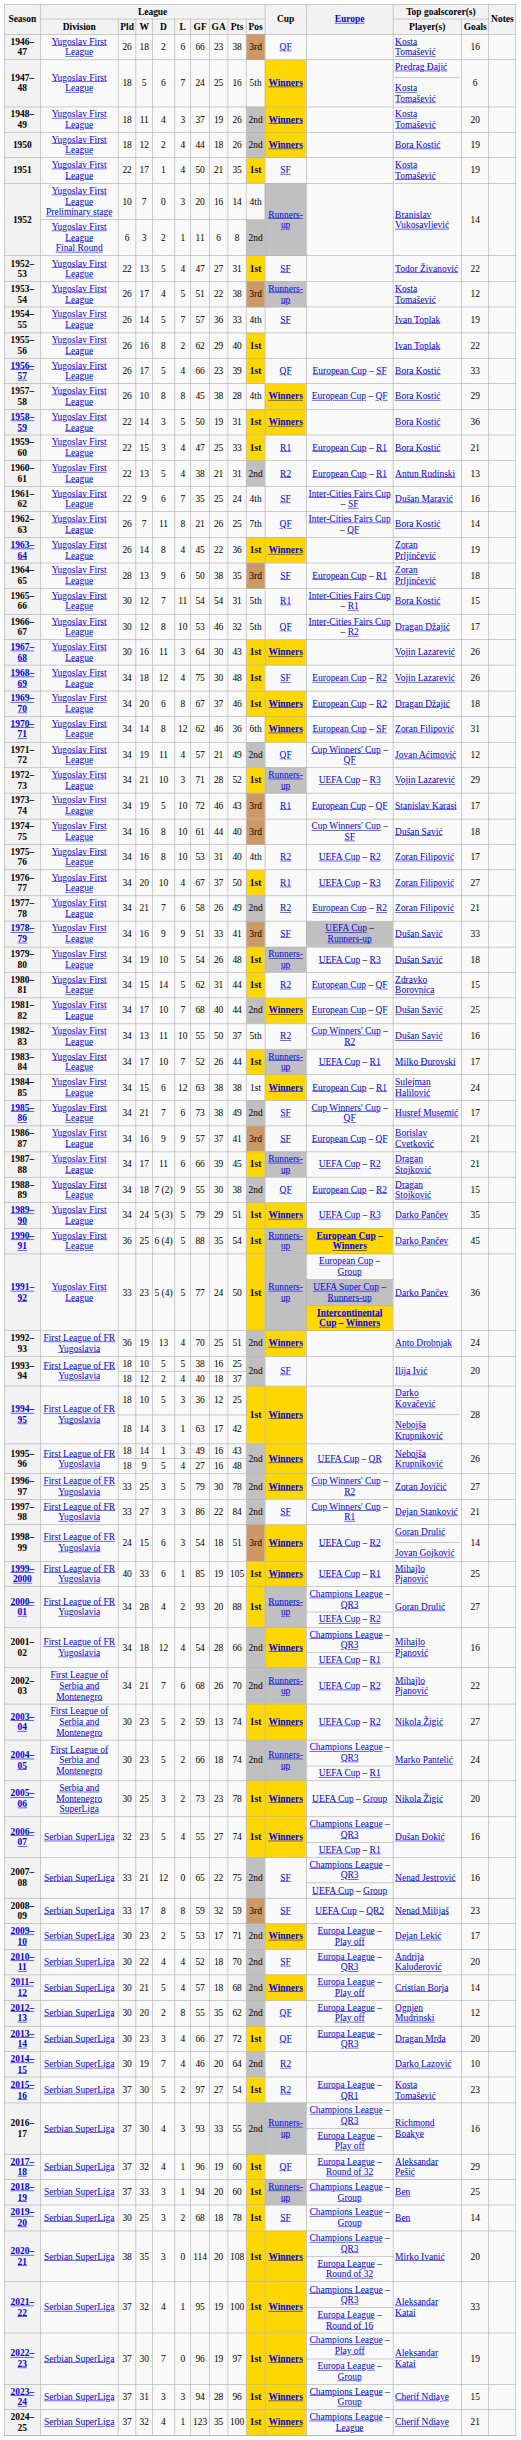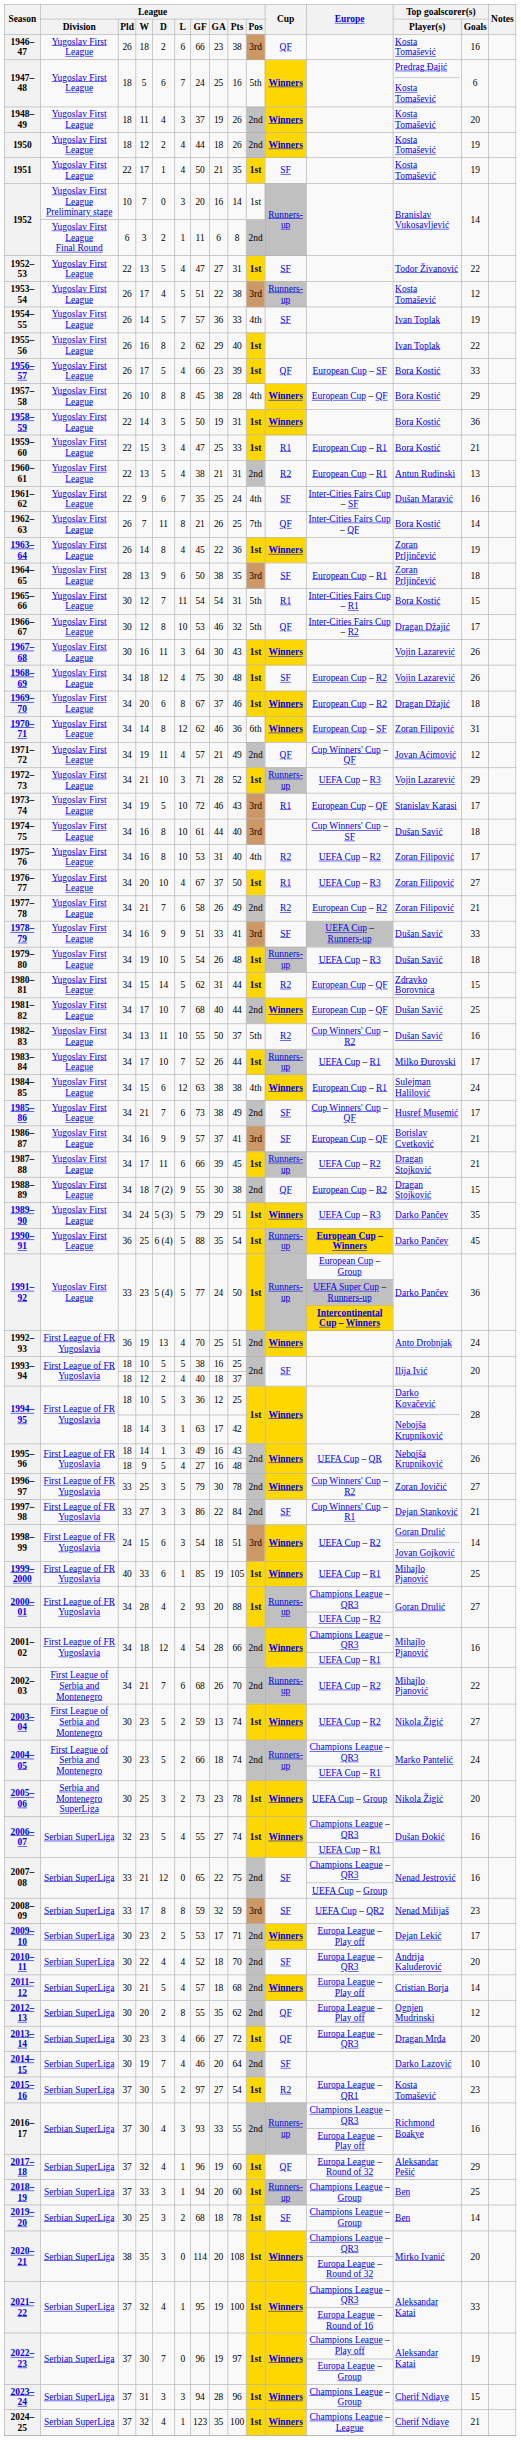(418, 145) Bora Kostić -> (416, 145) Kosta Tomašević
(256, 201) 4th -> (256, 201) 1st
(256, 1087) 1st -> (256, 1087) 4th
(286, 2064) R2 -> (286, 2064) SF
